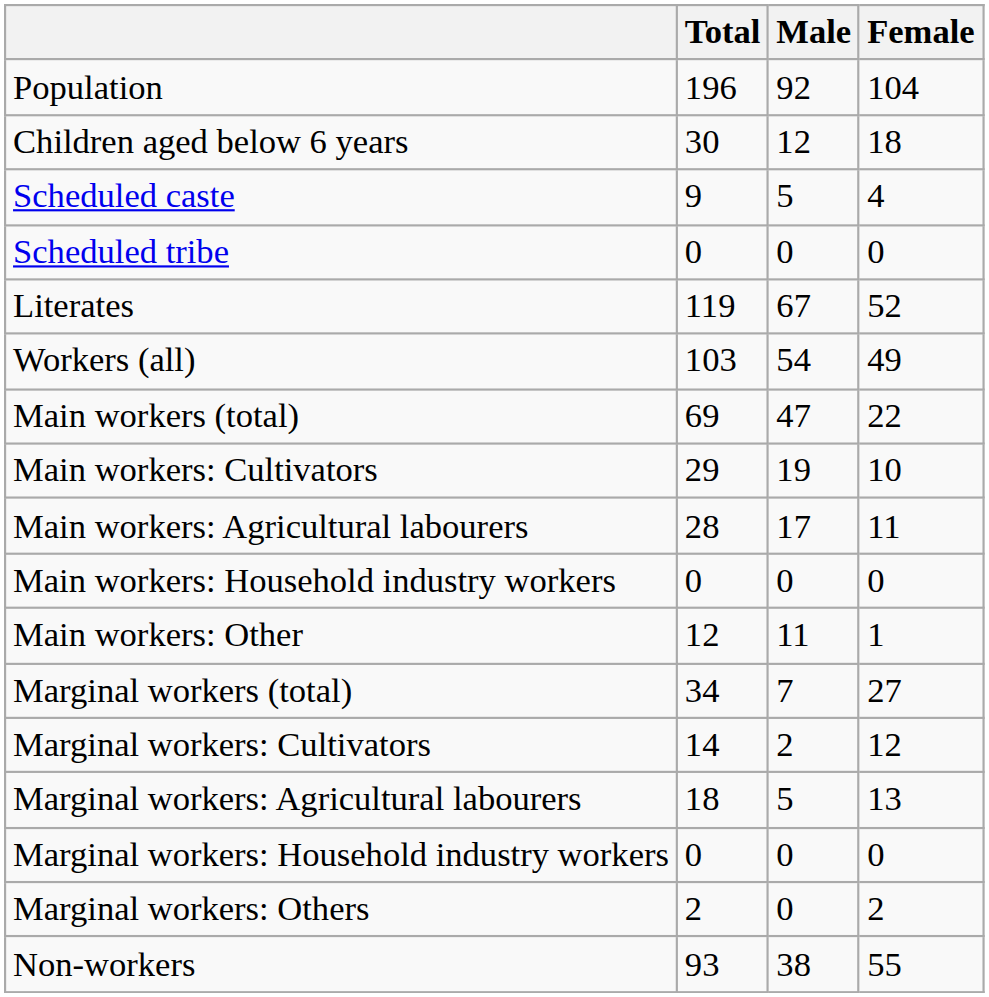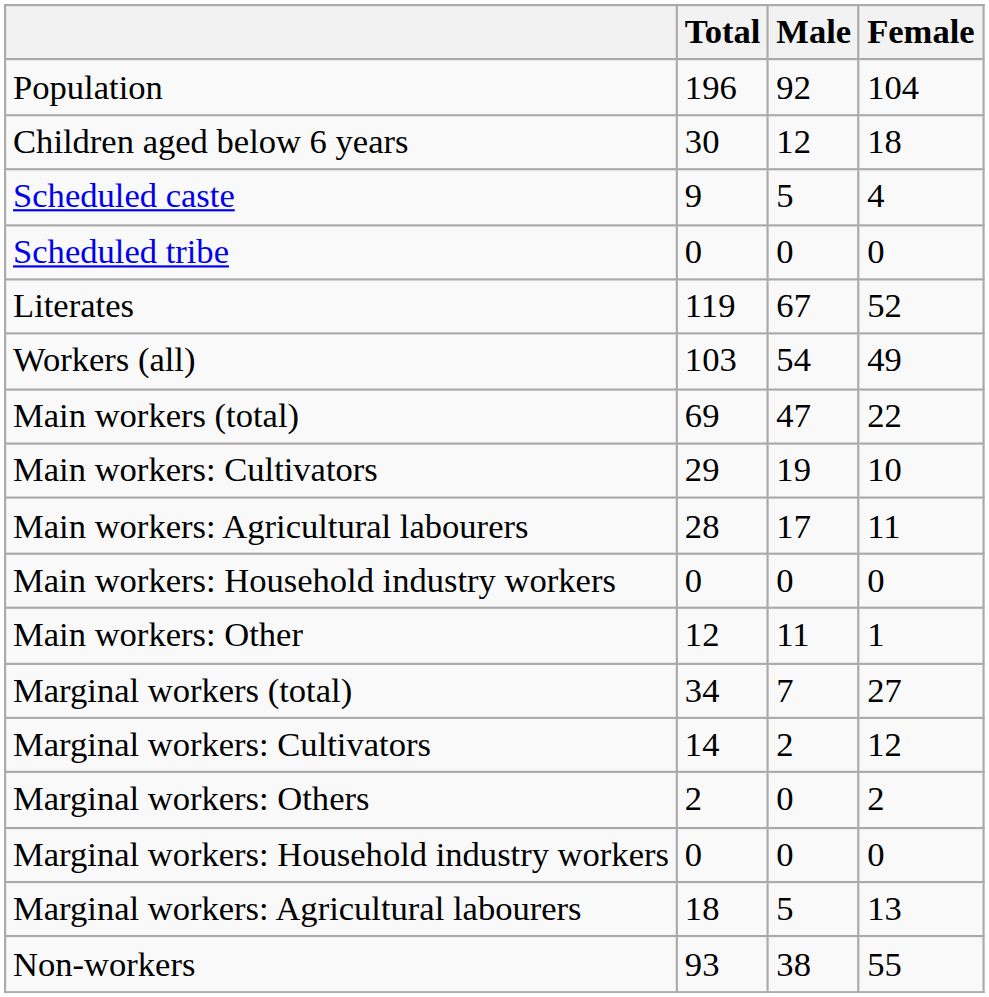rows swapped: (297, 799) <-> (191, 908)
